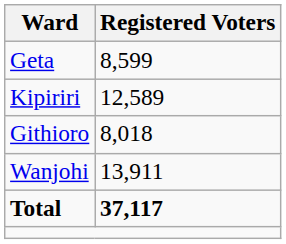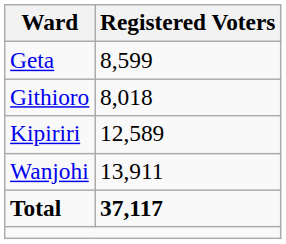rows swapped: (45, 97) <-> (50, 134)
